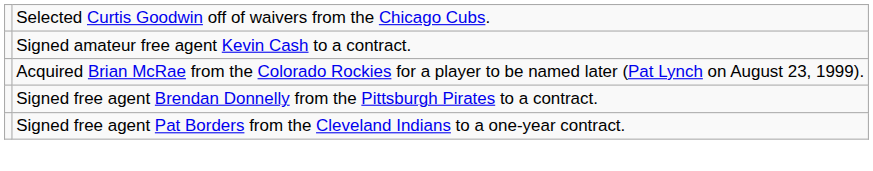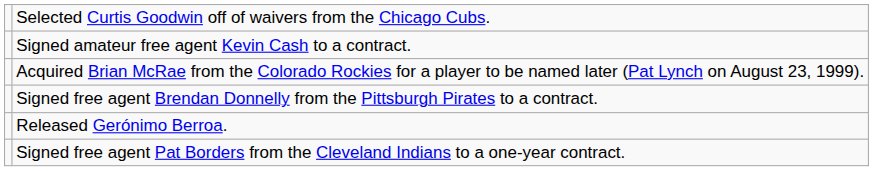+ row: (122, 125)
